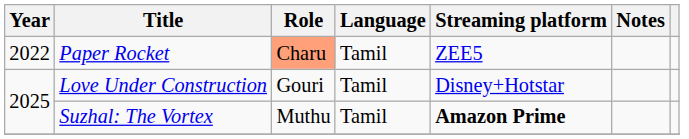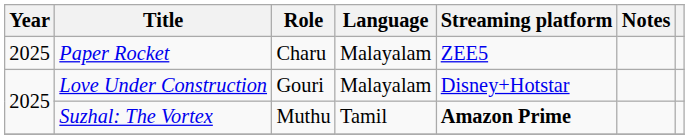(30, 52) 2022 -> (30, 52) 2025
(301, 52) lightsalmon background -> (301, 52) no background
(364, 52) Tamil -> (386, 52) Malayalam
(364, 85) Tamil -> (386, 85) Malayalam
